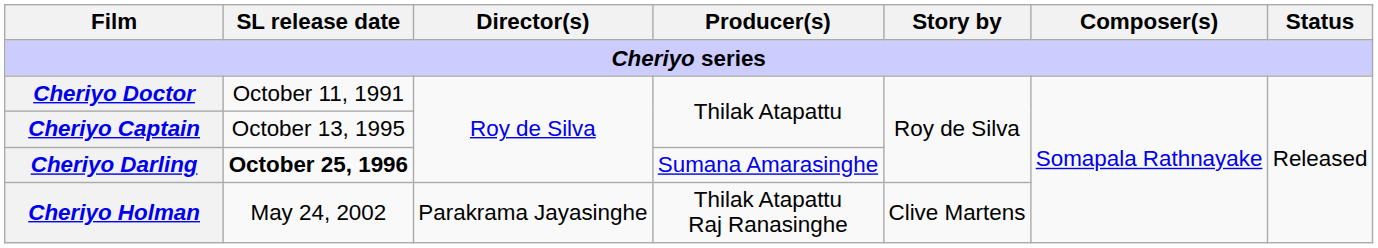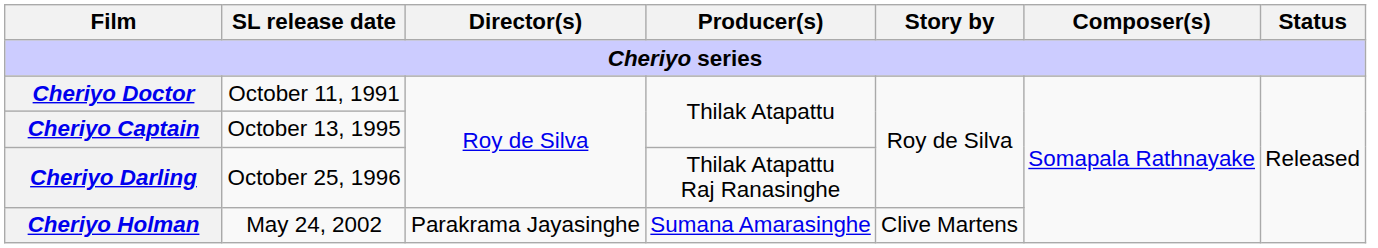(318, 164) bold -> (314, 176) normal
(768, 164) Sumana Amarasinghe -> (761, 176) Thilak Atapattu Raj Ranasinghe
(768, 212) Thilak Atapattu Raj Ranasinghe -> (761, 225) Sumana Amarasinghe
